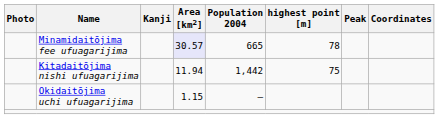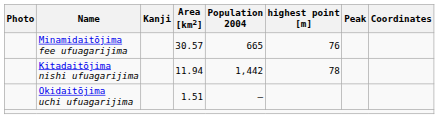(189, 45) lavender background -> (189, 45) no background
(334, 45) 78 -> (334, 45) 76
(334, 71) 75 -> (334, 71) 78
(192, 97) 1.15 -> (192, 97) 1.51
